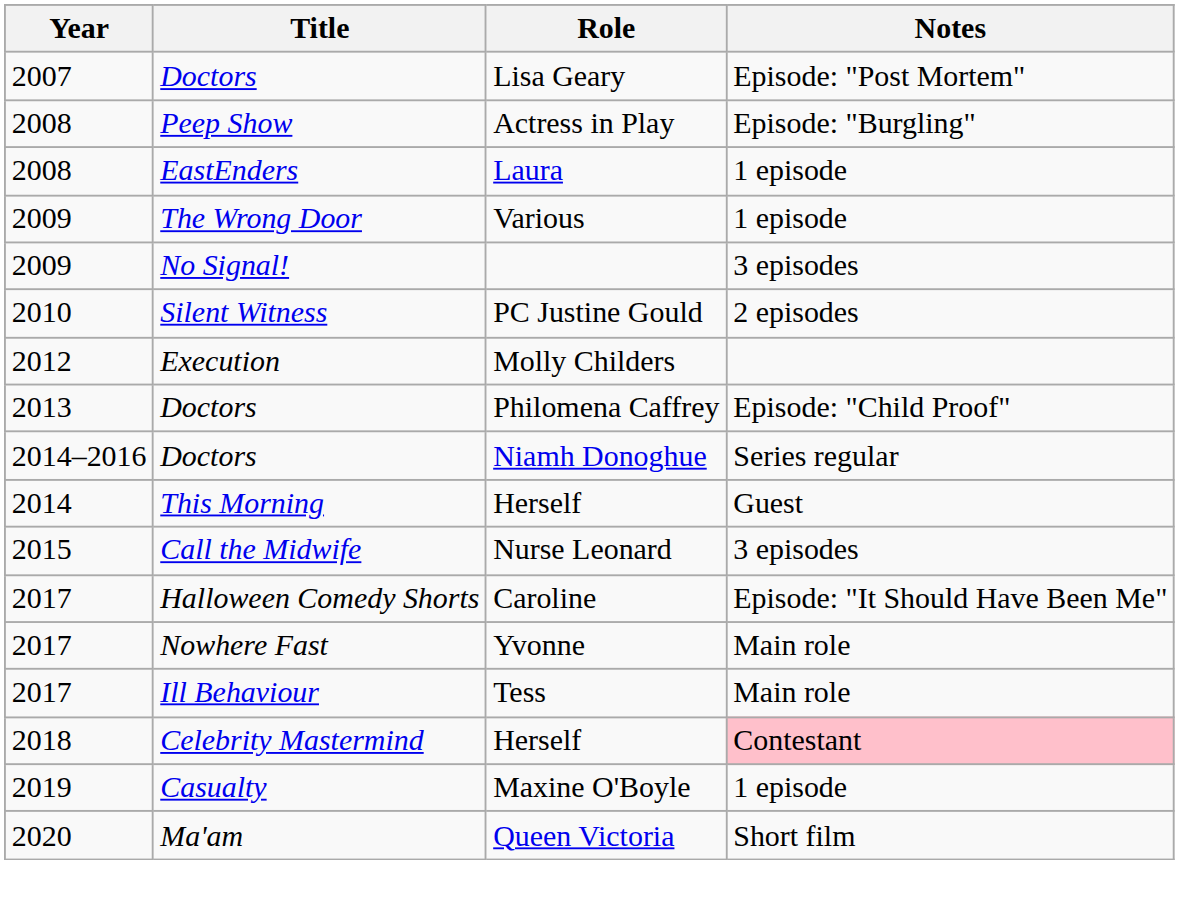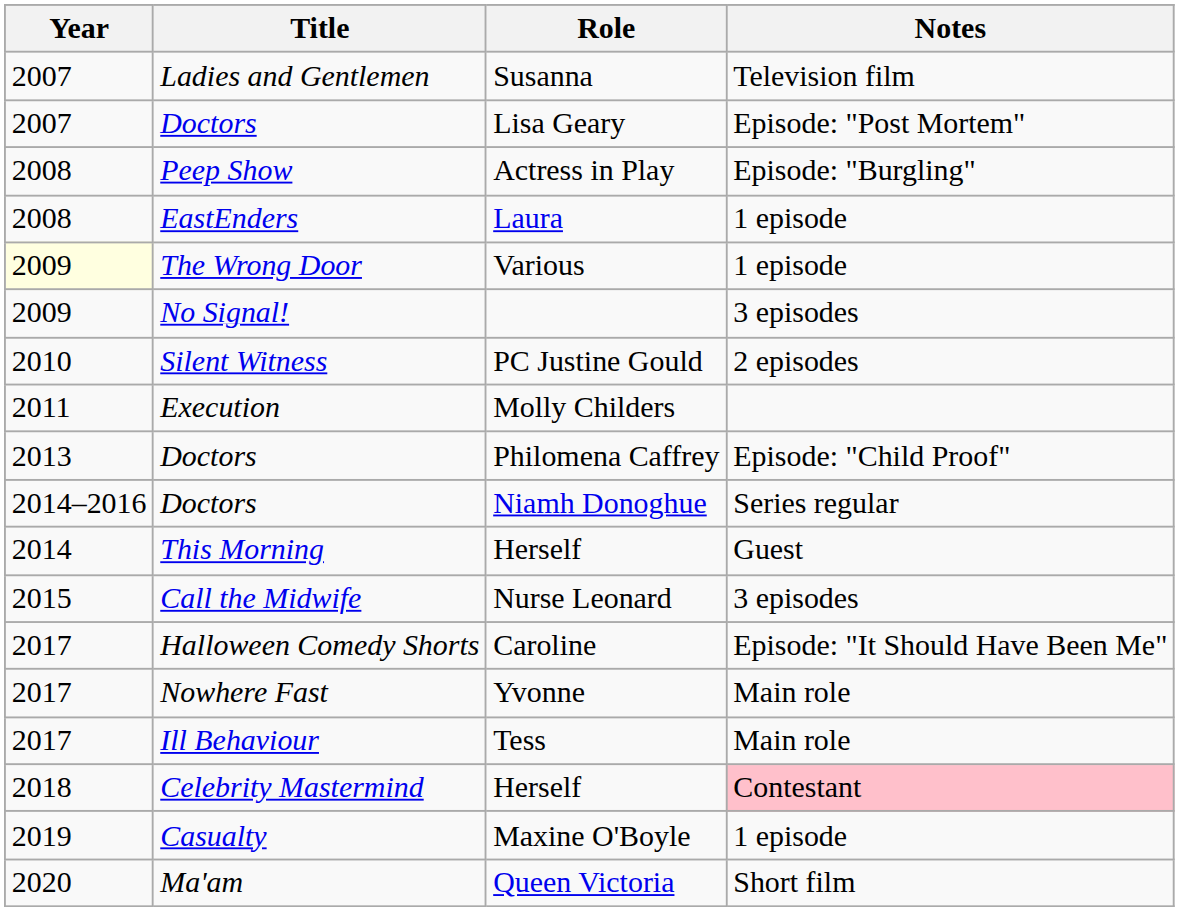+ row: (295, 75)
(42, 218) no background -> (42, 265) lightyellow background
(42, 360) 2012 -> (41, 407) 2011
